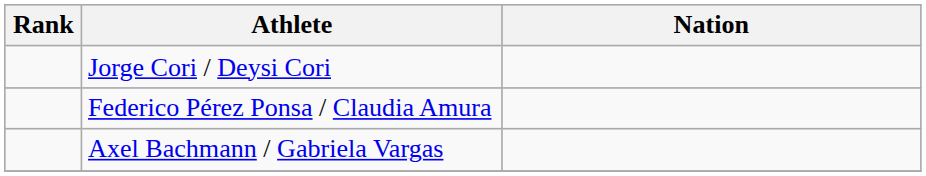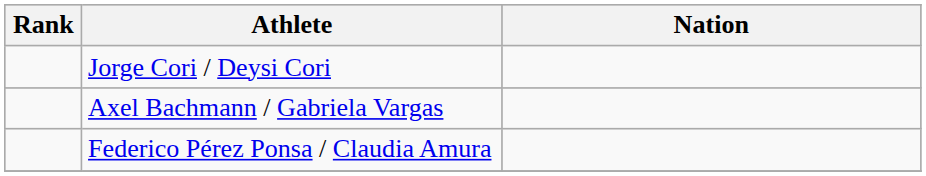rows swapped: (290, 107) <-> (266, 149)
